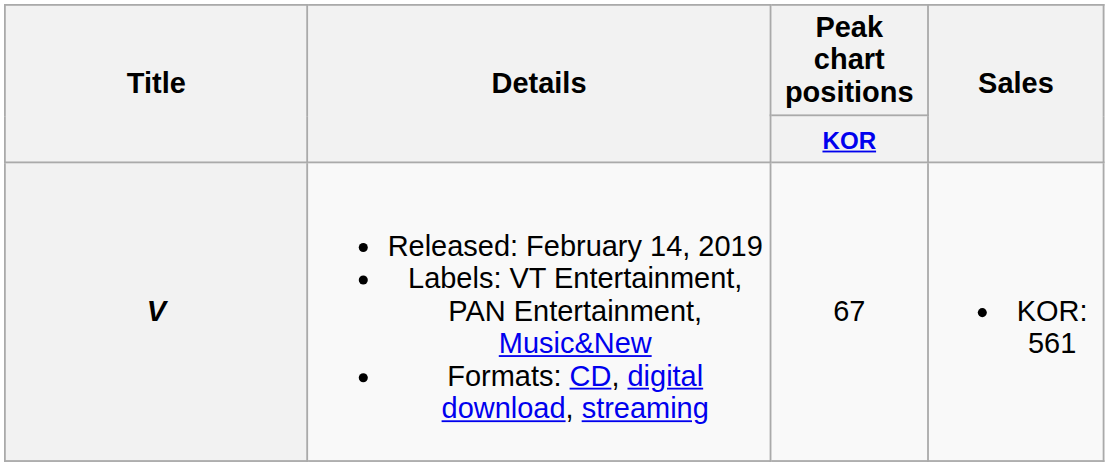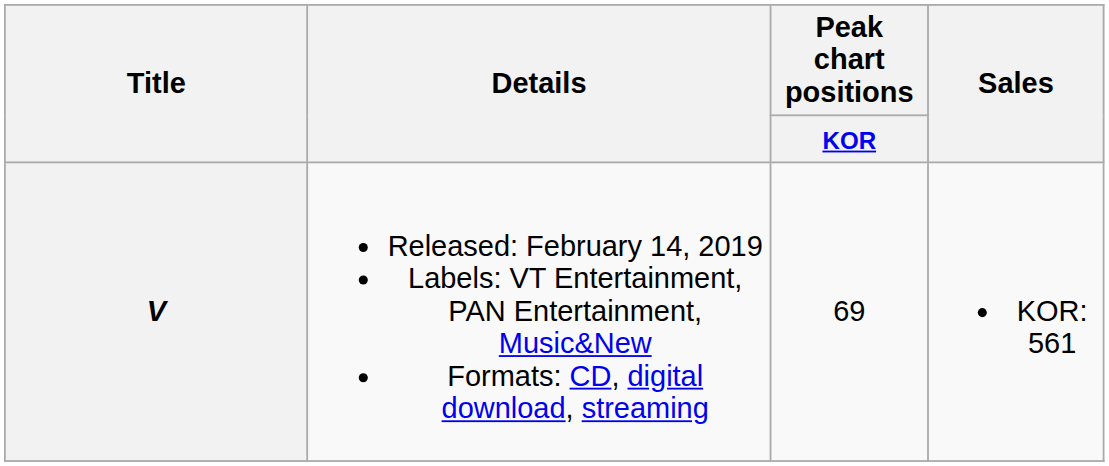(849, 311) 67 -> (849, 311) 69
